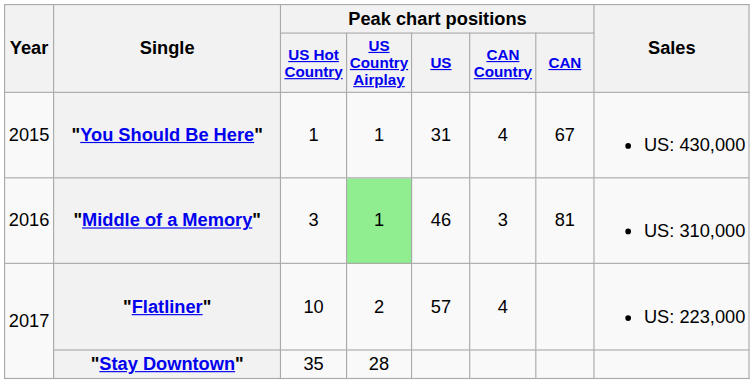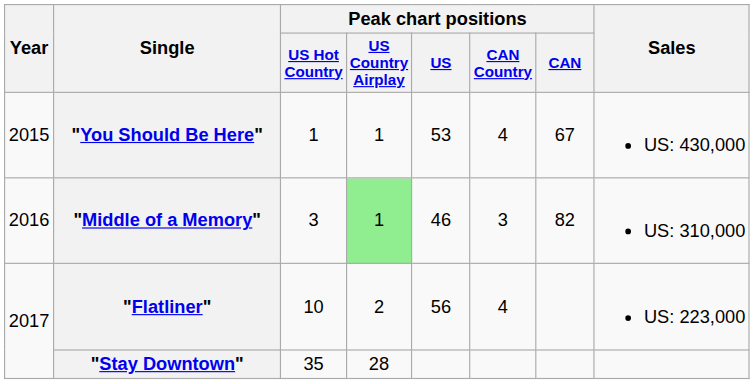(441, 134) 31 -> (441, 134) 53
(565, 220) 81 -> (565, 220) 82
(441, 306) 57 -> (441, 306) 56
